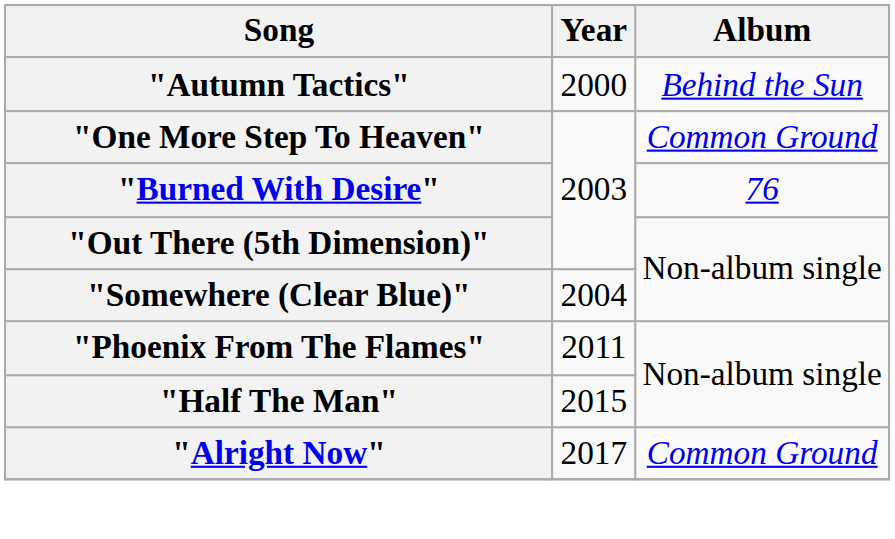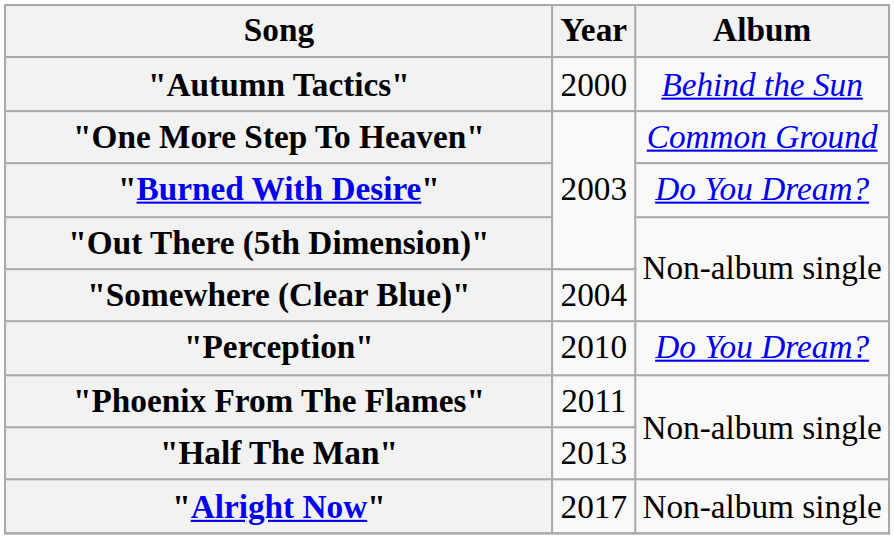(762, 189) 76 -> (762, 189) Do You Dream?
+ row: (279, 347)
(594, 400) 2015 -> (594, 453) 2013
(762, 453) Common Ground -> (762, 505) Non-album single
